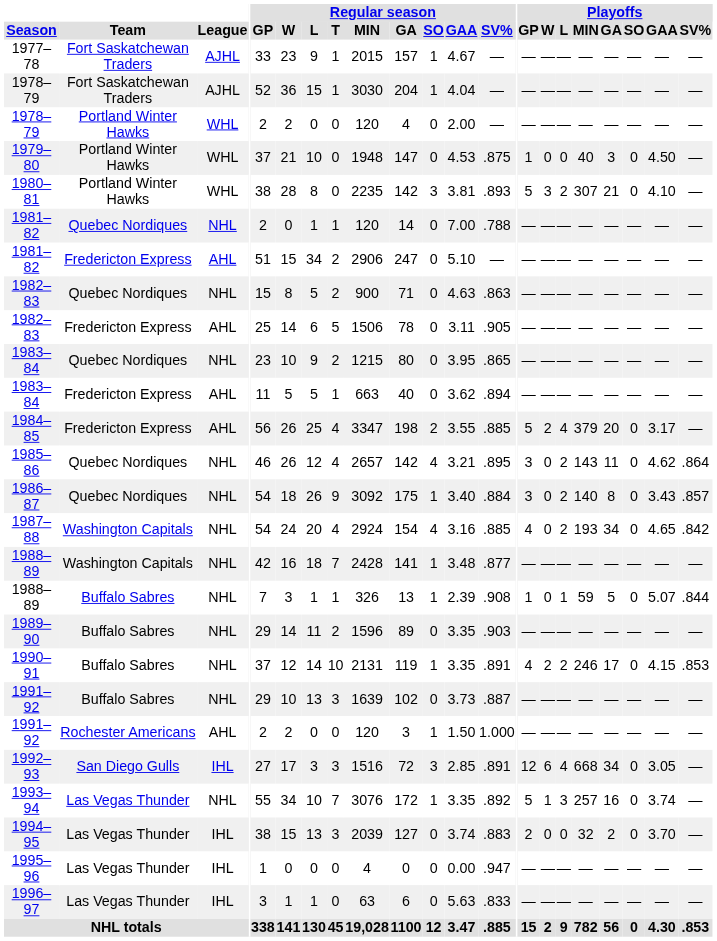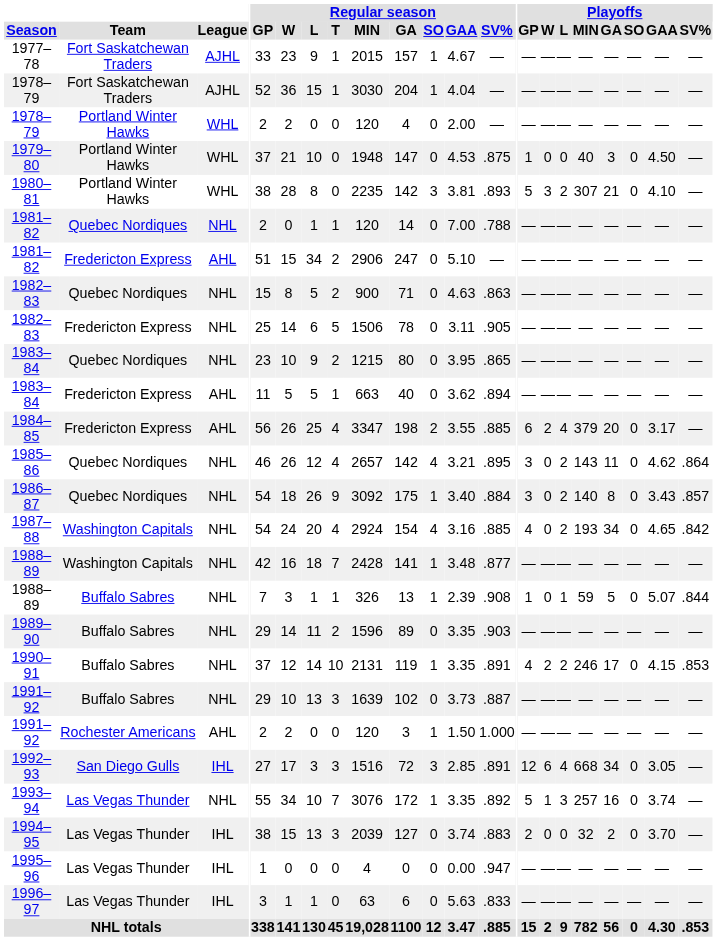(223, 327) AHL -> (223, 327) NHL
(529, 428) 5 -> (529, 428) 6
